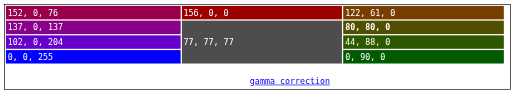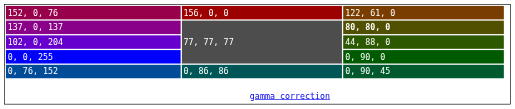+ row: (33, 72)
